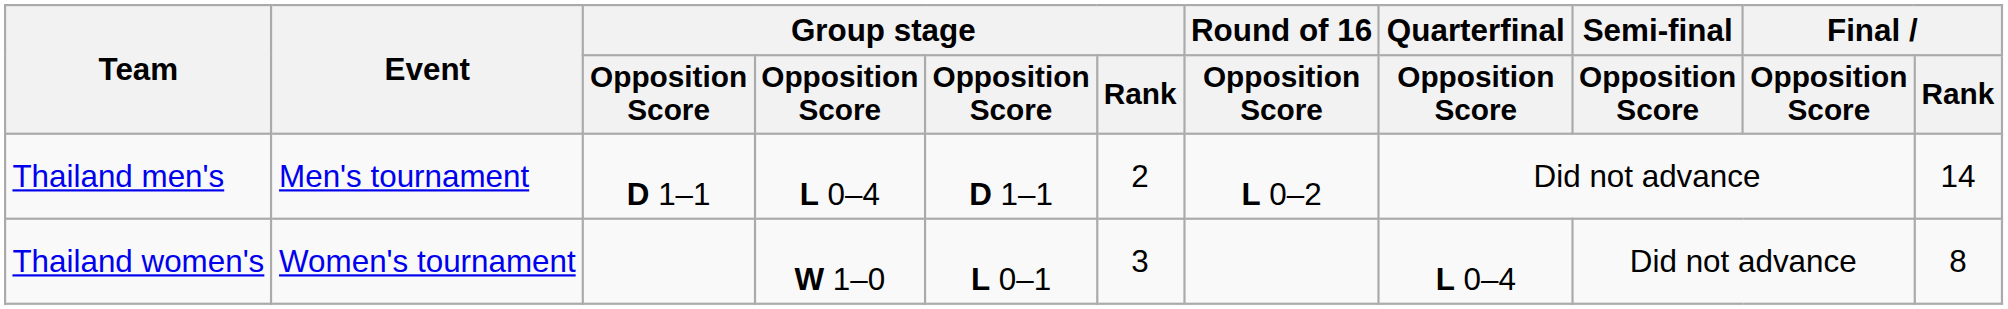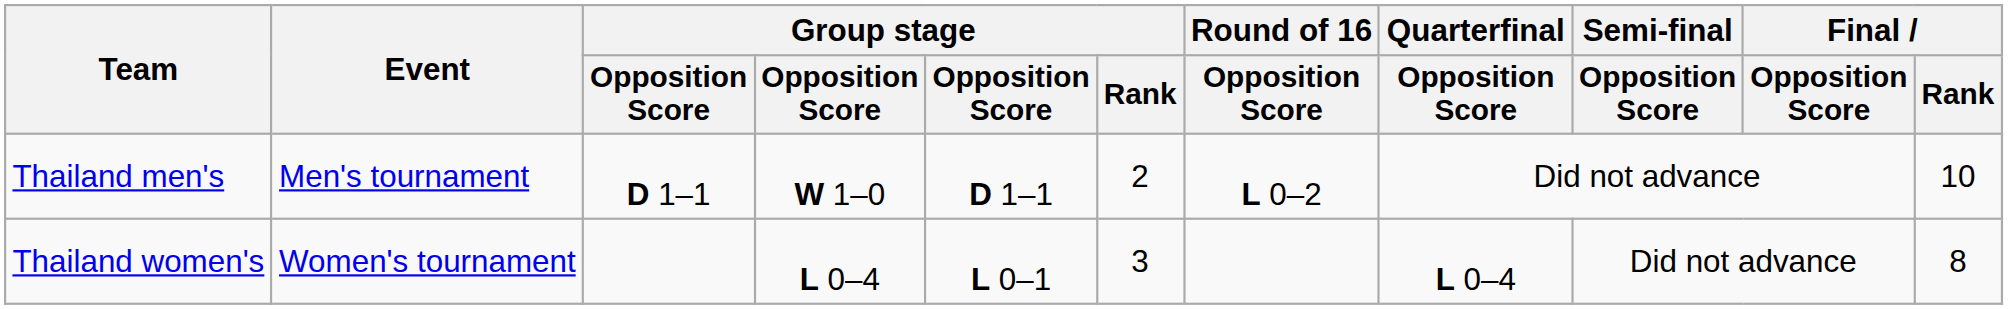(840, 194) L 0–4 -> (840, 194) W 1–0
(1958, 177) 14 -> (1958, 177) 10
(840, 279) W 1–0 -> (840, 279) L 0–4
